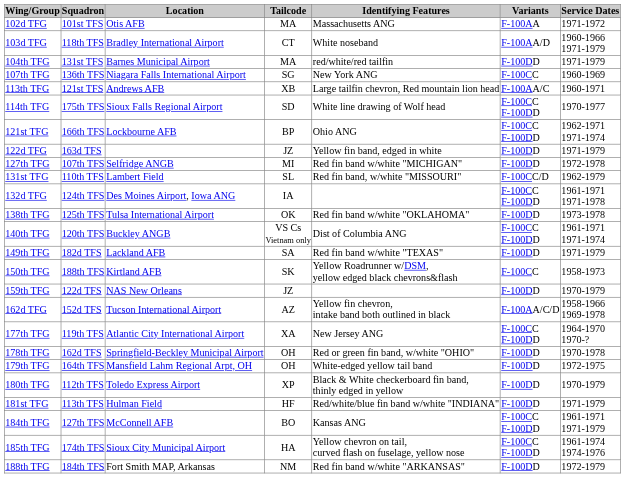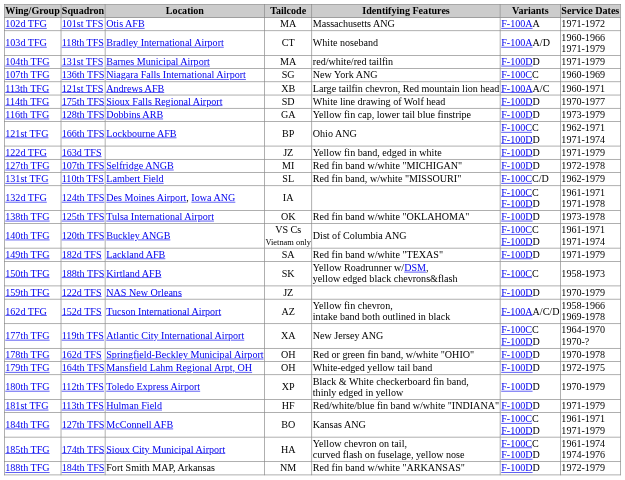(521, 107) F-100CC F-100DD -> (521, 101) F-100DD
+ row: (27, 115)
